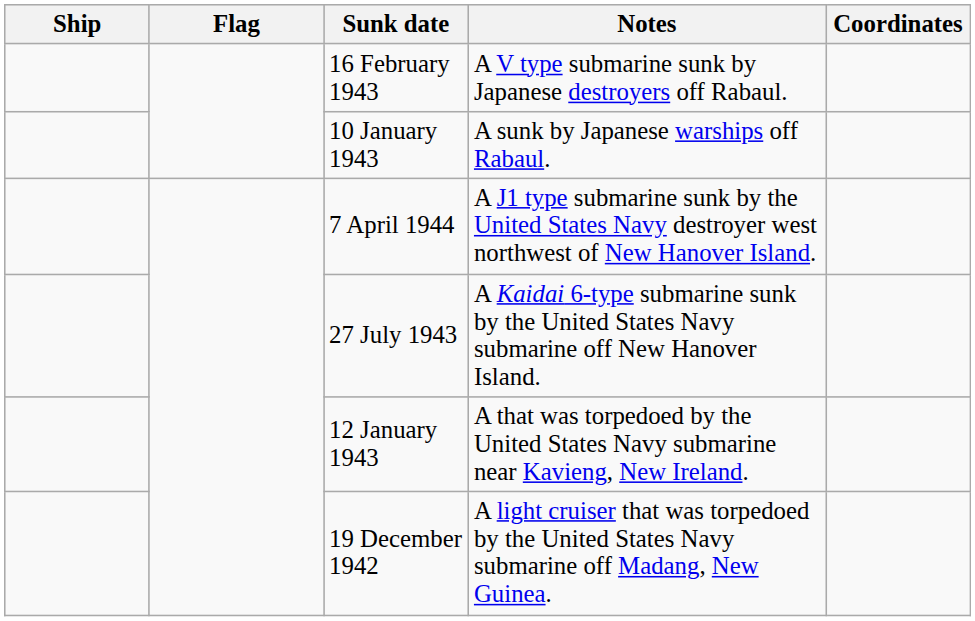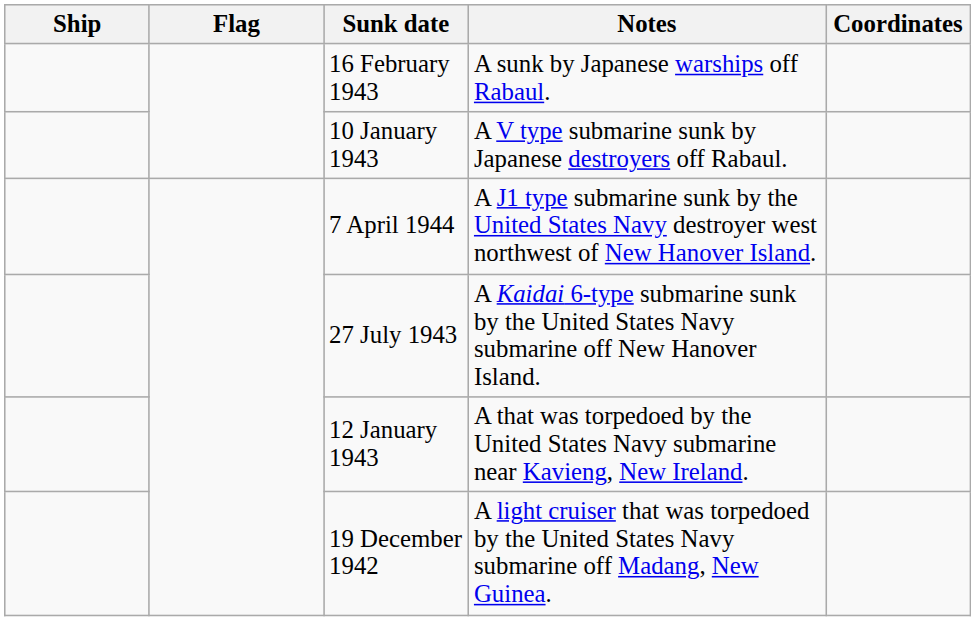(631, 77) A V type submarine sunk by Japanese destroyers off Rabaul. -> (636, 77) A sunk by Japanese warships off Rabaul.
(636, 144) A sunk by Japanese warships off Rabaul. -> (631, 144) A V type submarine sunk by Japanese destroyers off Rabaul.
